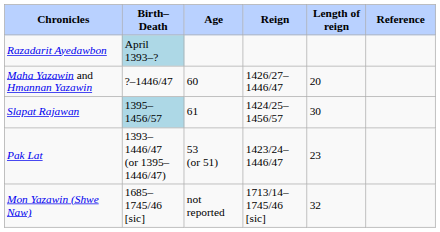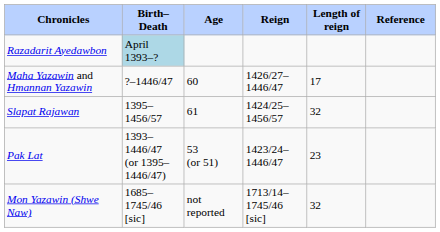(315, 81) 20 -> (315, 81) 17
(143, 112) lightblue background -> (143, 112) no background
(315, 112) 30 -> (315, 112) 32
